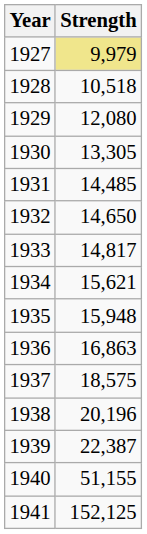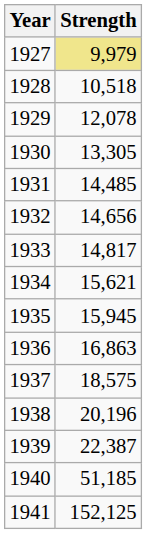(108, 119) 12,080 -> (108, 119) 12,078
(108, 217) 14,650 -> (108, 217) 14,656
(108, 315) 15,948 -> (108, 315) 15,945
(108, 479) 51,155 -> (108, 479) 51,185
